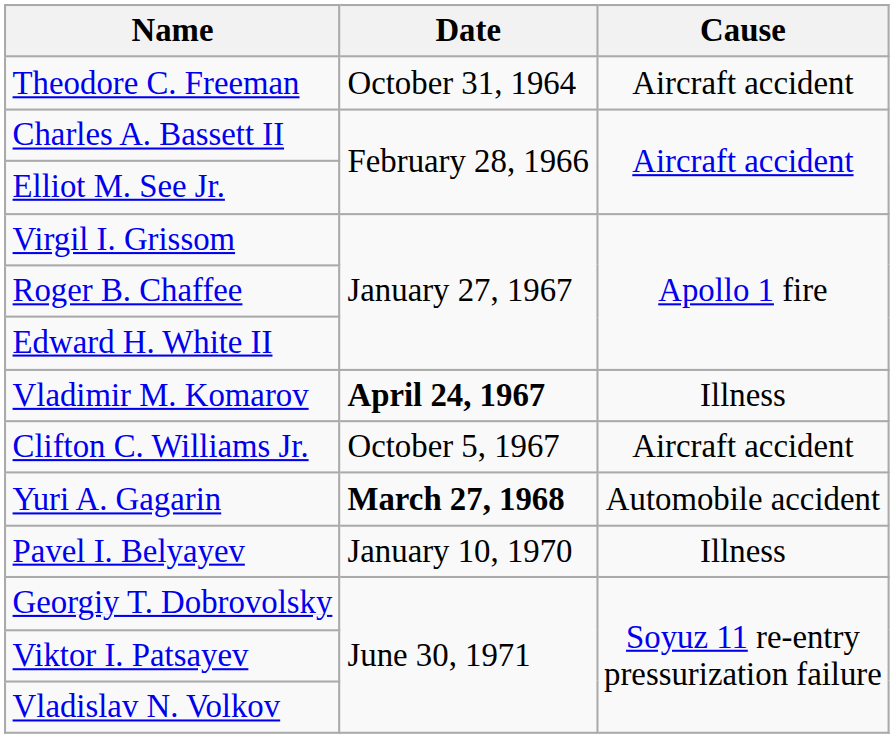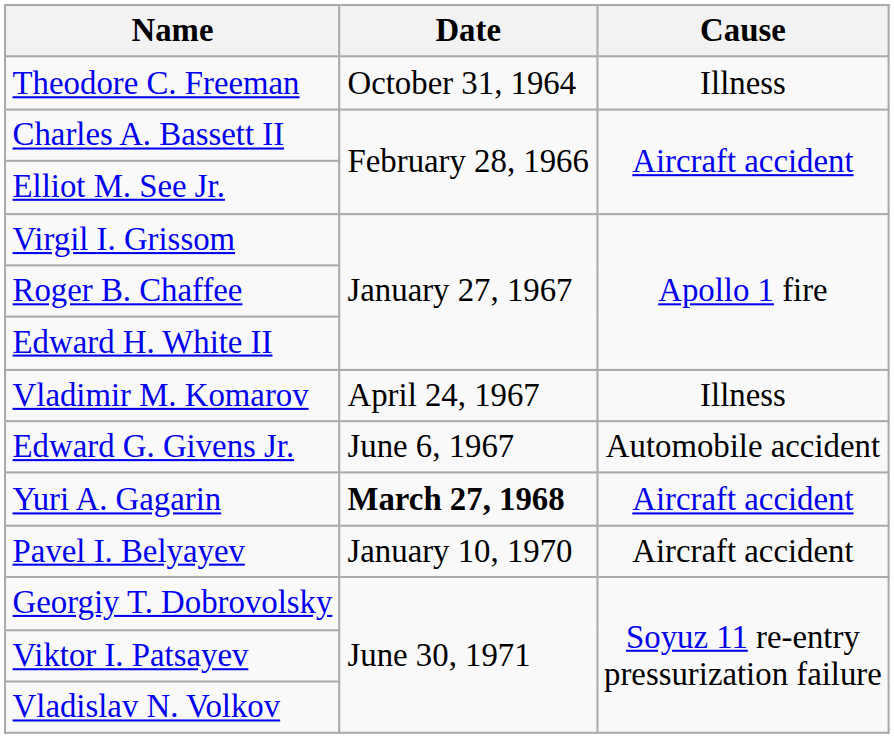(743, 82) Aircraft accident -> (743, 82) Illness
(446, 394) bold -> (444, 394) normal
+ row: (153, 446)
- row: (161, 446)
(743, 498) Automobile accident -> (743, 498) Aircraft accident
(743, 550) Illness -> (743, 550) Aircraft accident
